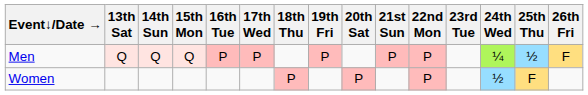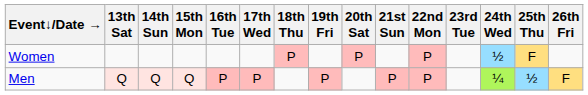rows swapped: (22, 56) <-> (32, 79)
